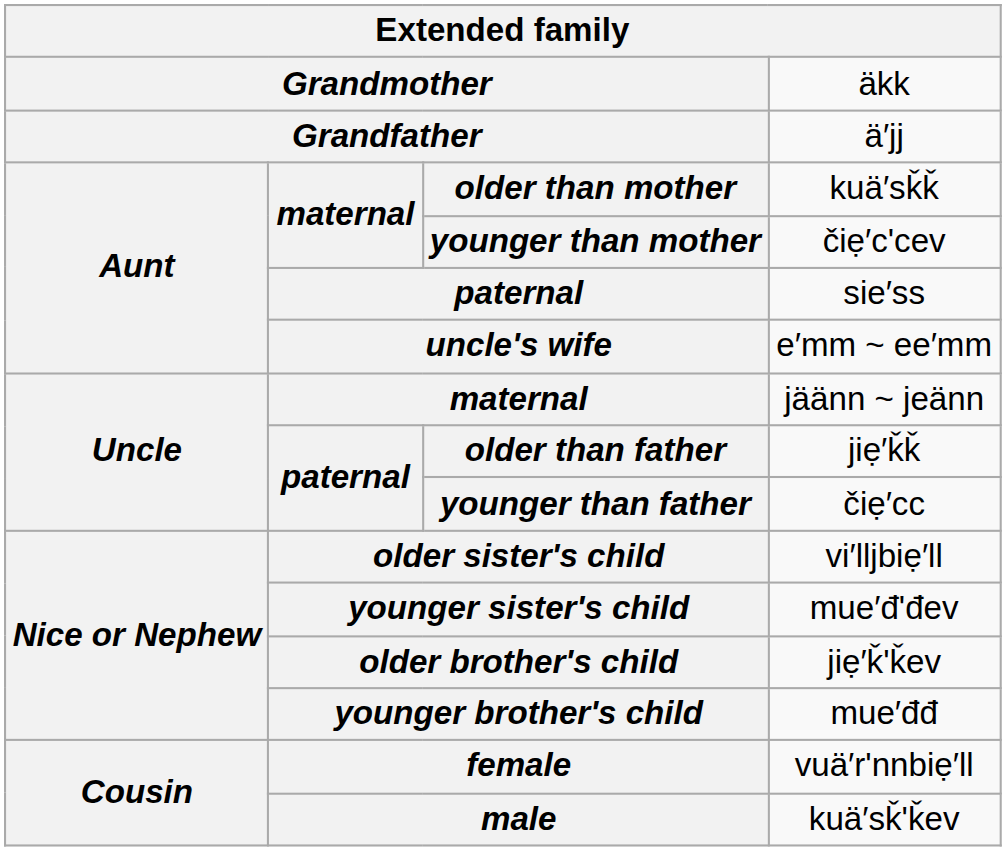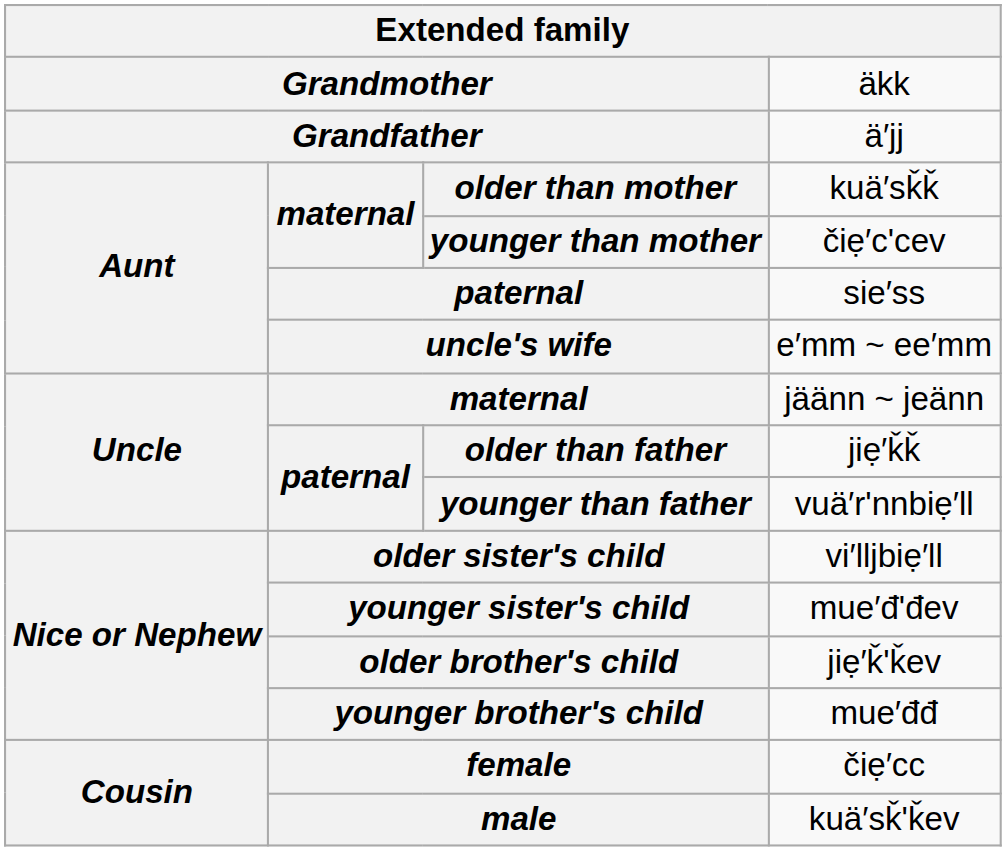(884, 503) čiẹ′cc -> (884, 503) vuä′r'nnbiẹ′ll
(884, 766) vuä′r'nnbiẹ′ll -> (884, 766) čiẹ′cc
